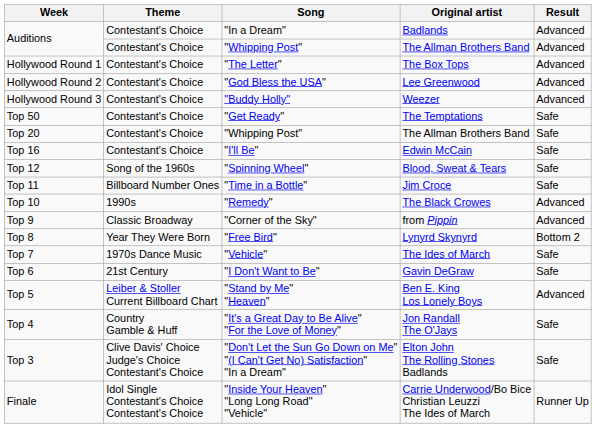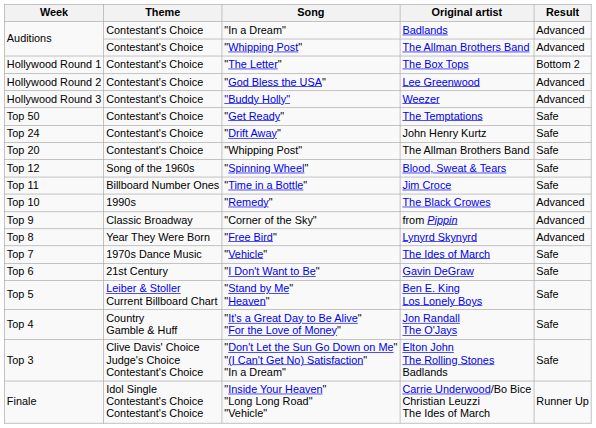(560, 64) Advanced -> (558, 64) Bottom 2
+ row: (23, 133)
- row: (23, 151)
(558, 237) Bottom 2 -> (560, 237) Advanced
(560, 295) Advanced -> (547, 295) Safe
